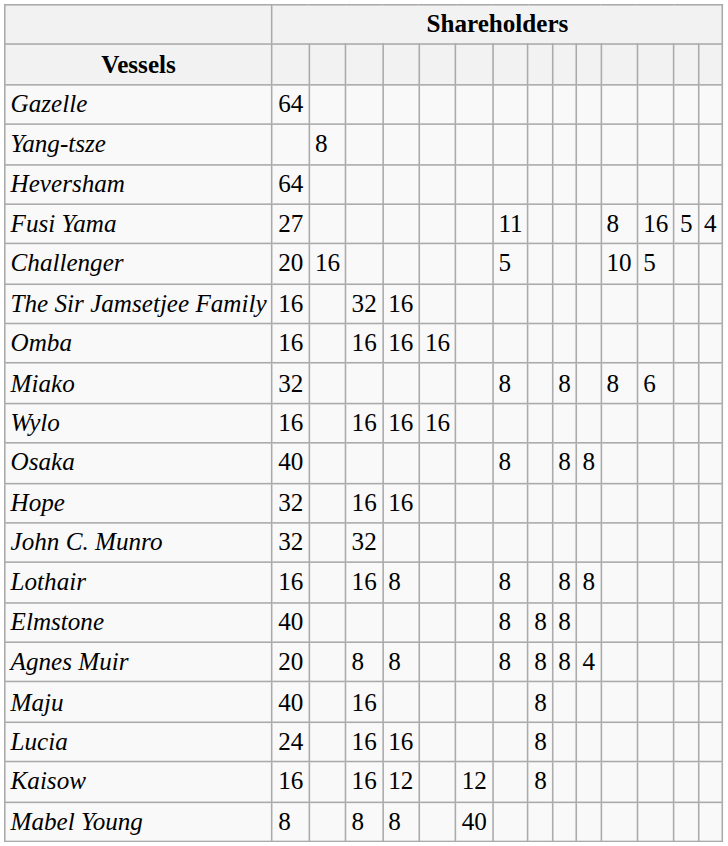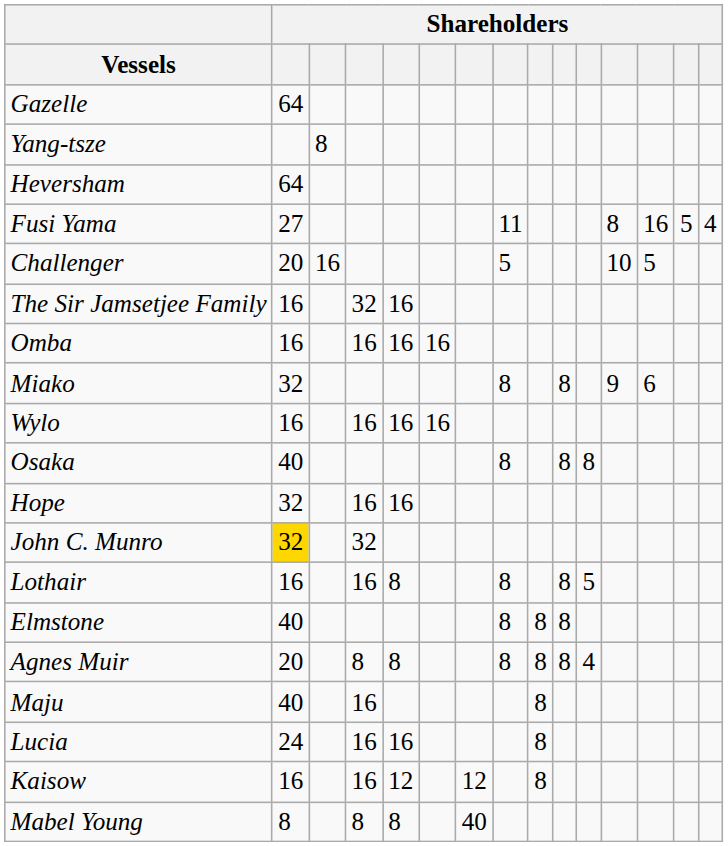(613, 382) 8 -> (613, 382) 9
(291, 542) no background -> (291, 542) gold background
(589, 582) 8 -> (589, 582) 5
